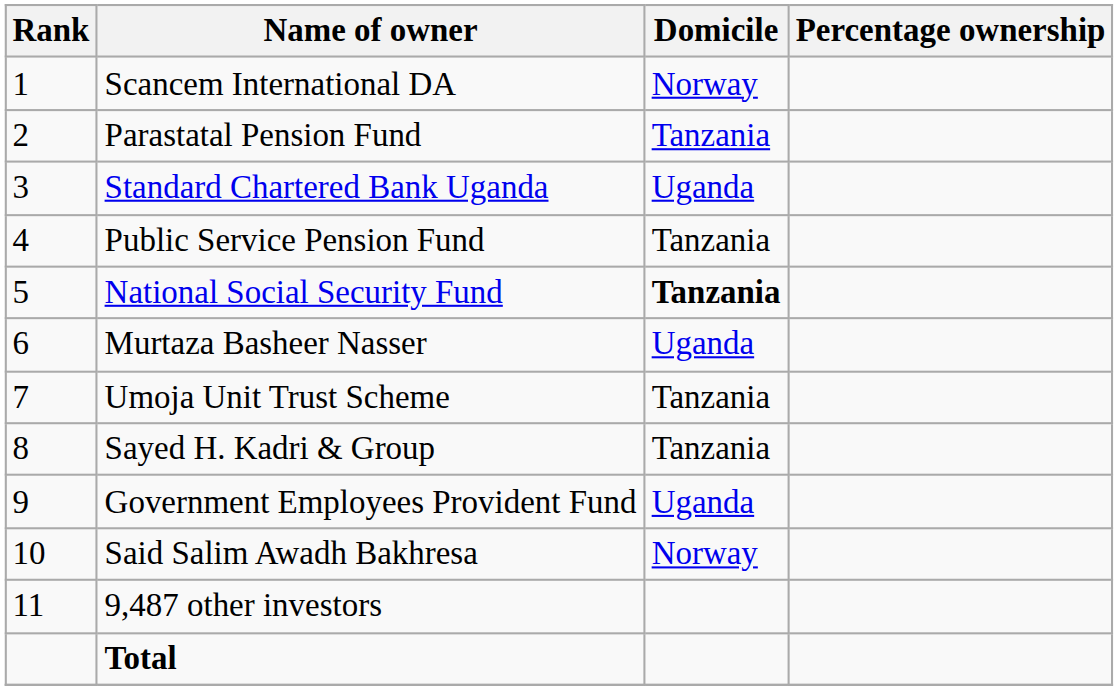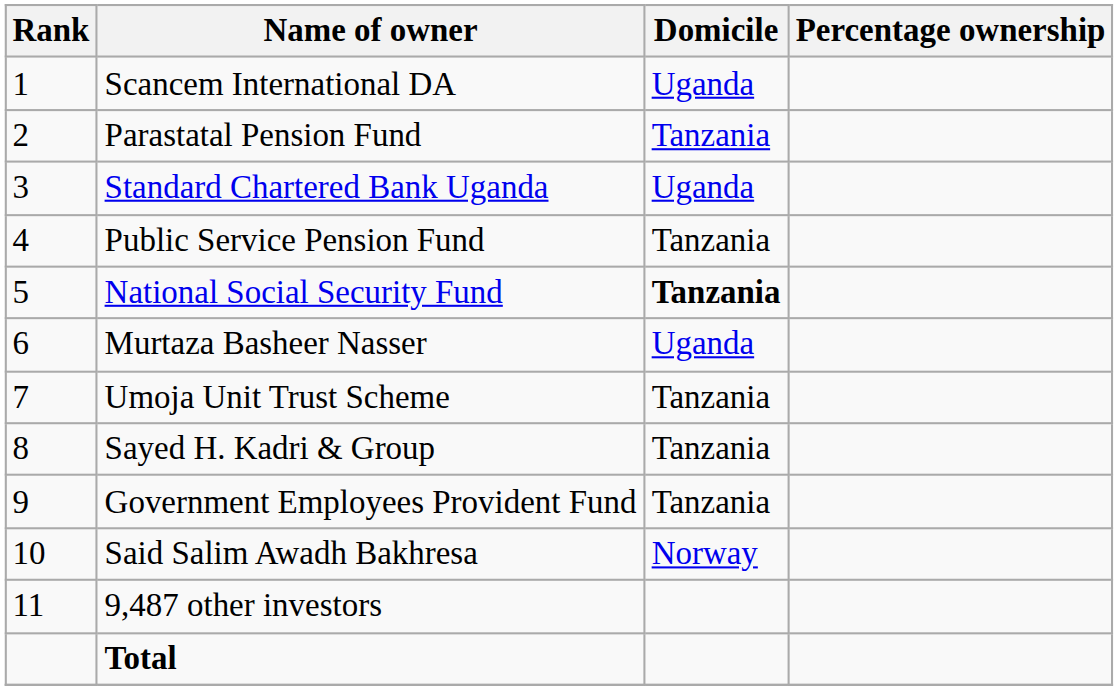(705, 82) Norway -> (703, 82) Uganda
(703, 501) Uganda -> (711, 501) Tanzania
